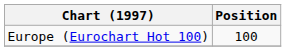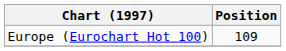(246, 36) 100 -> (246, 36) 109
